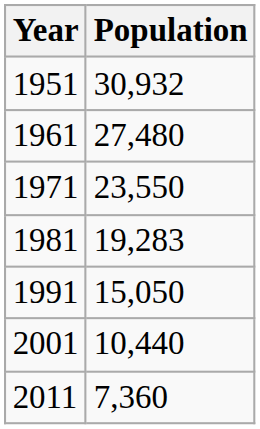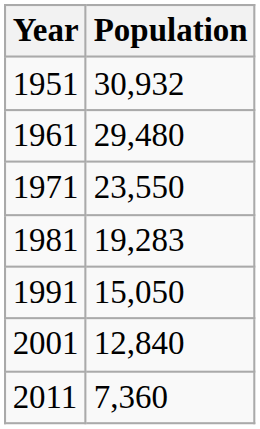(139, 135) 27,480 -> (139, 135) 29,480
(139, 344) 10,440 -> (139, 344) 12,840
